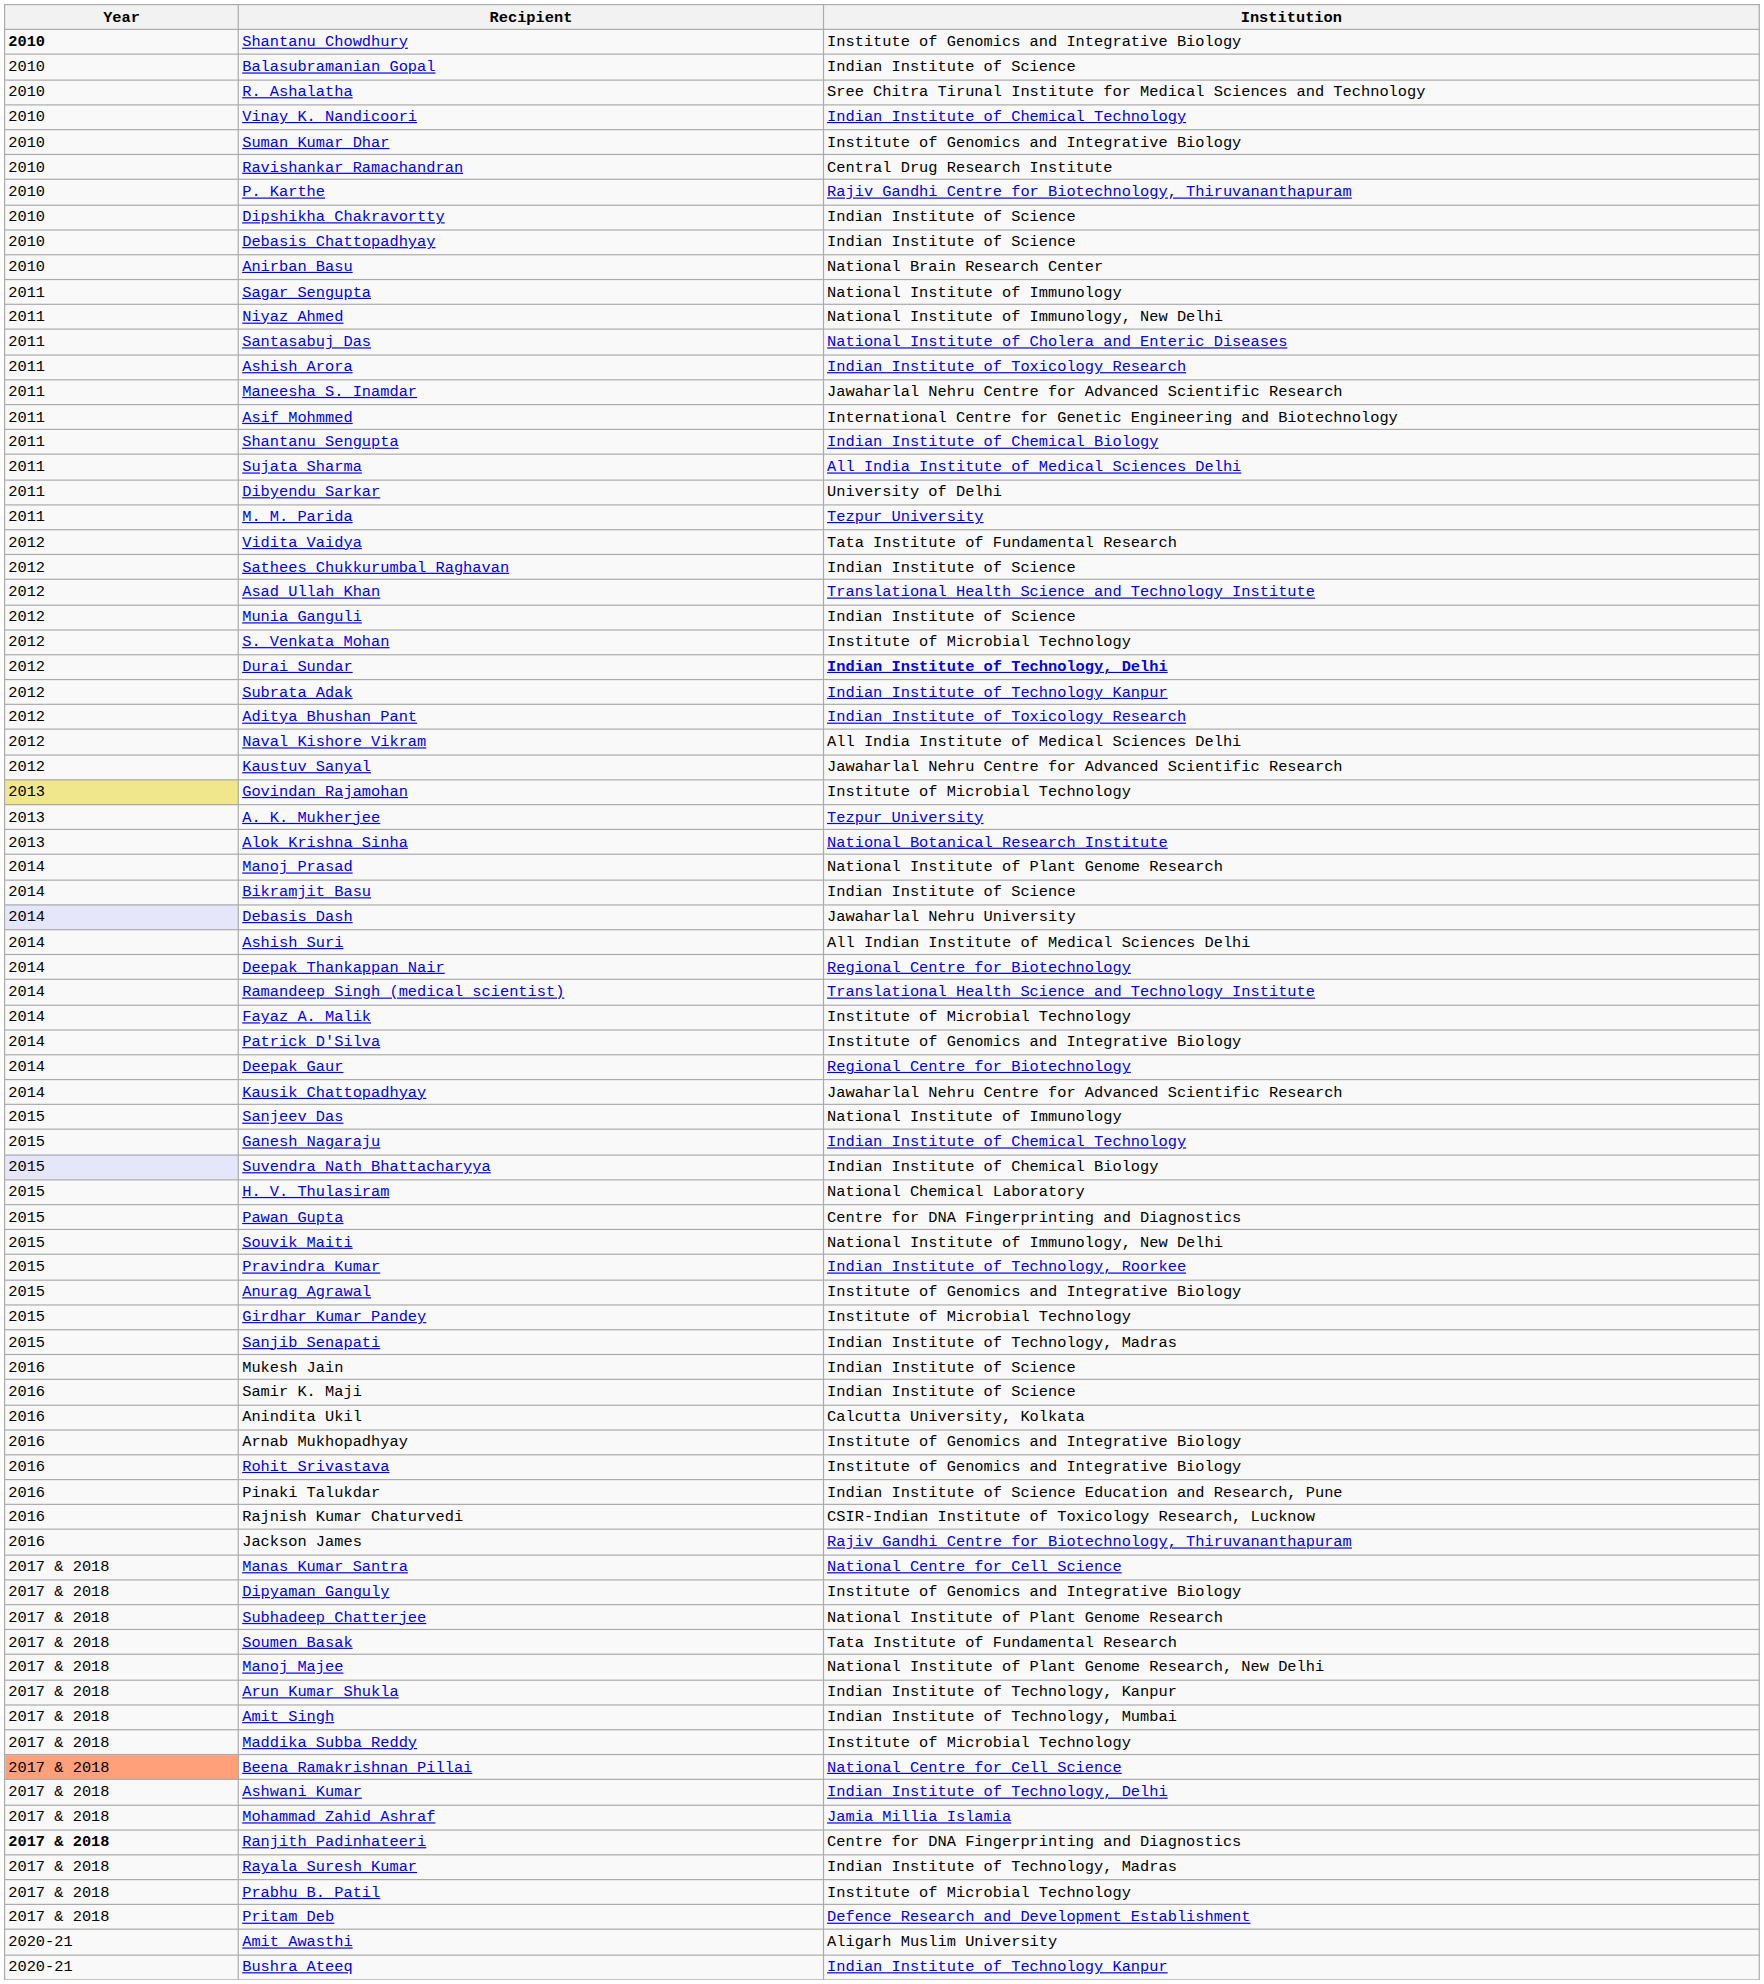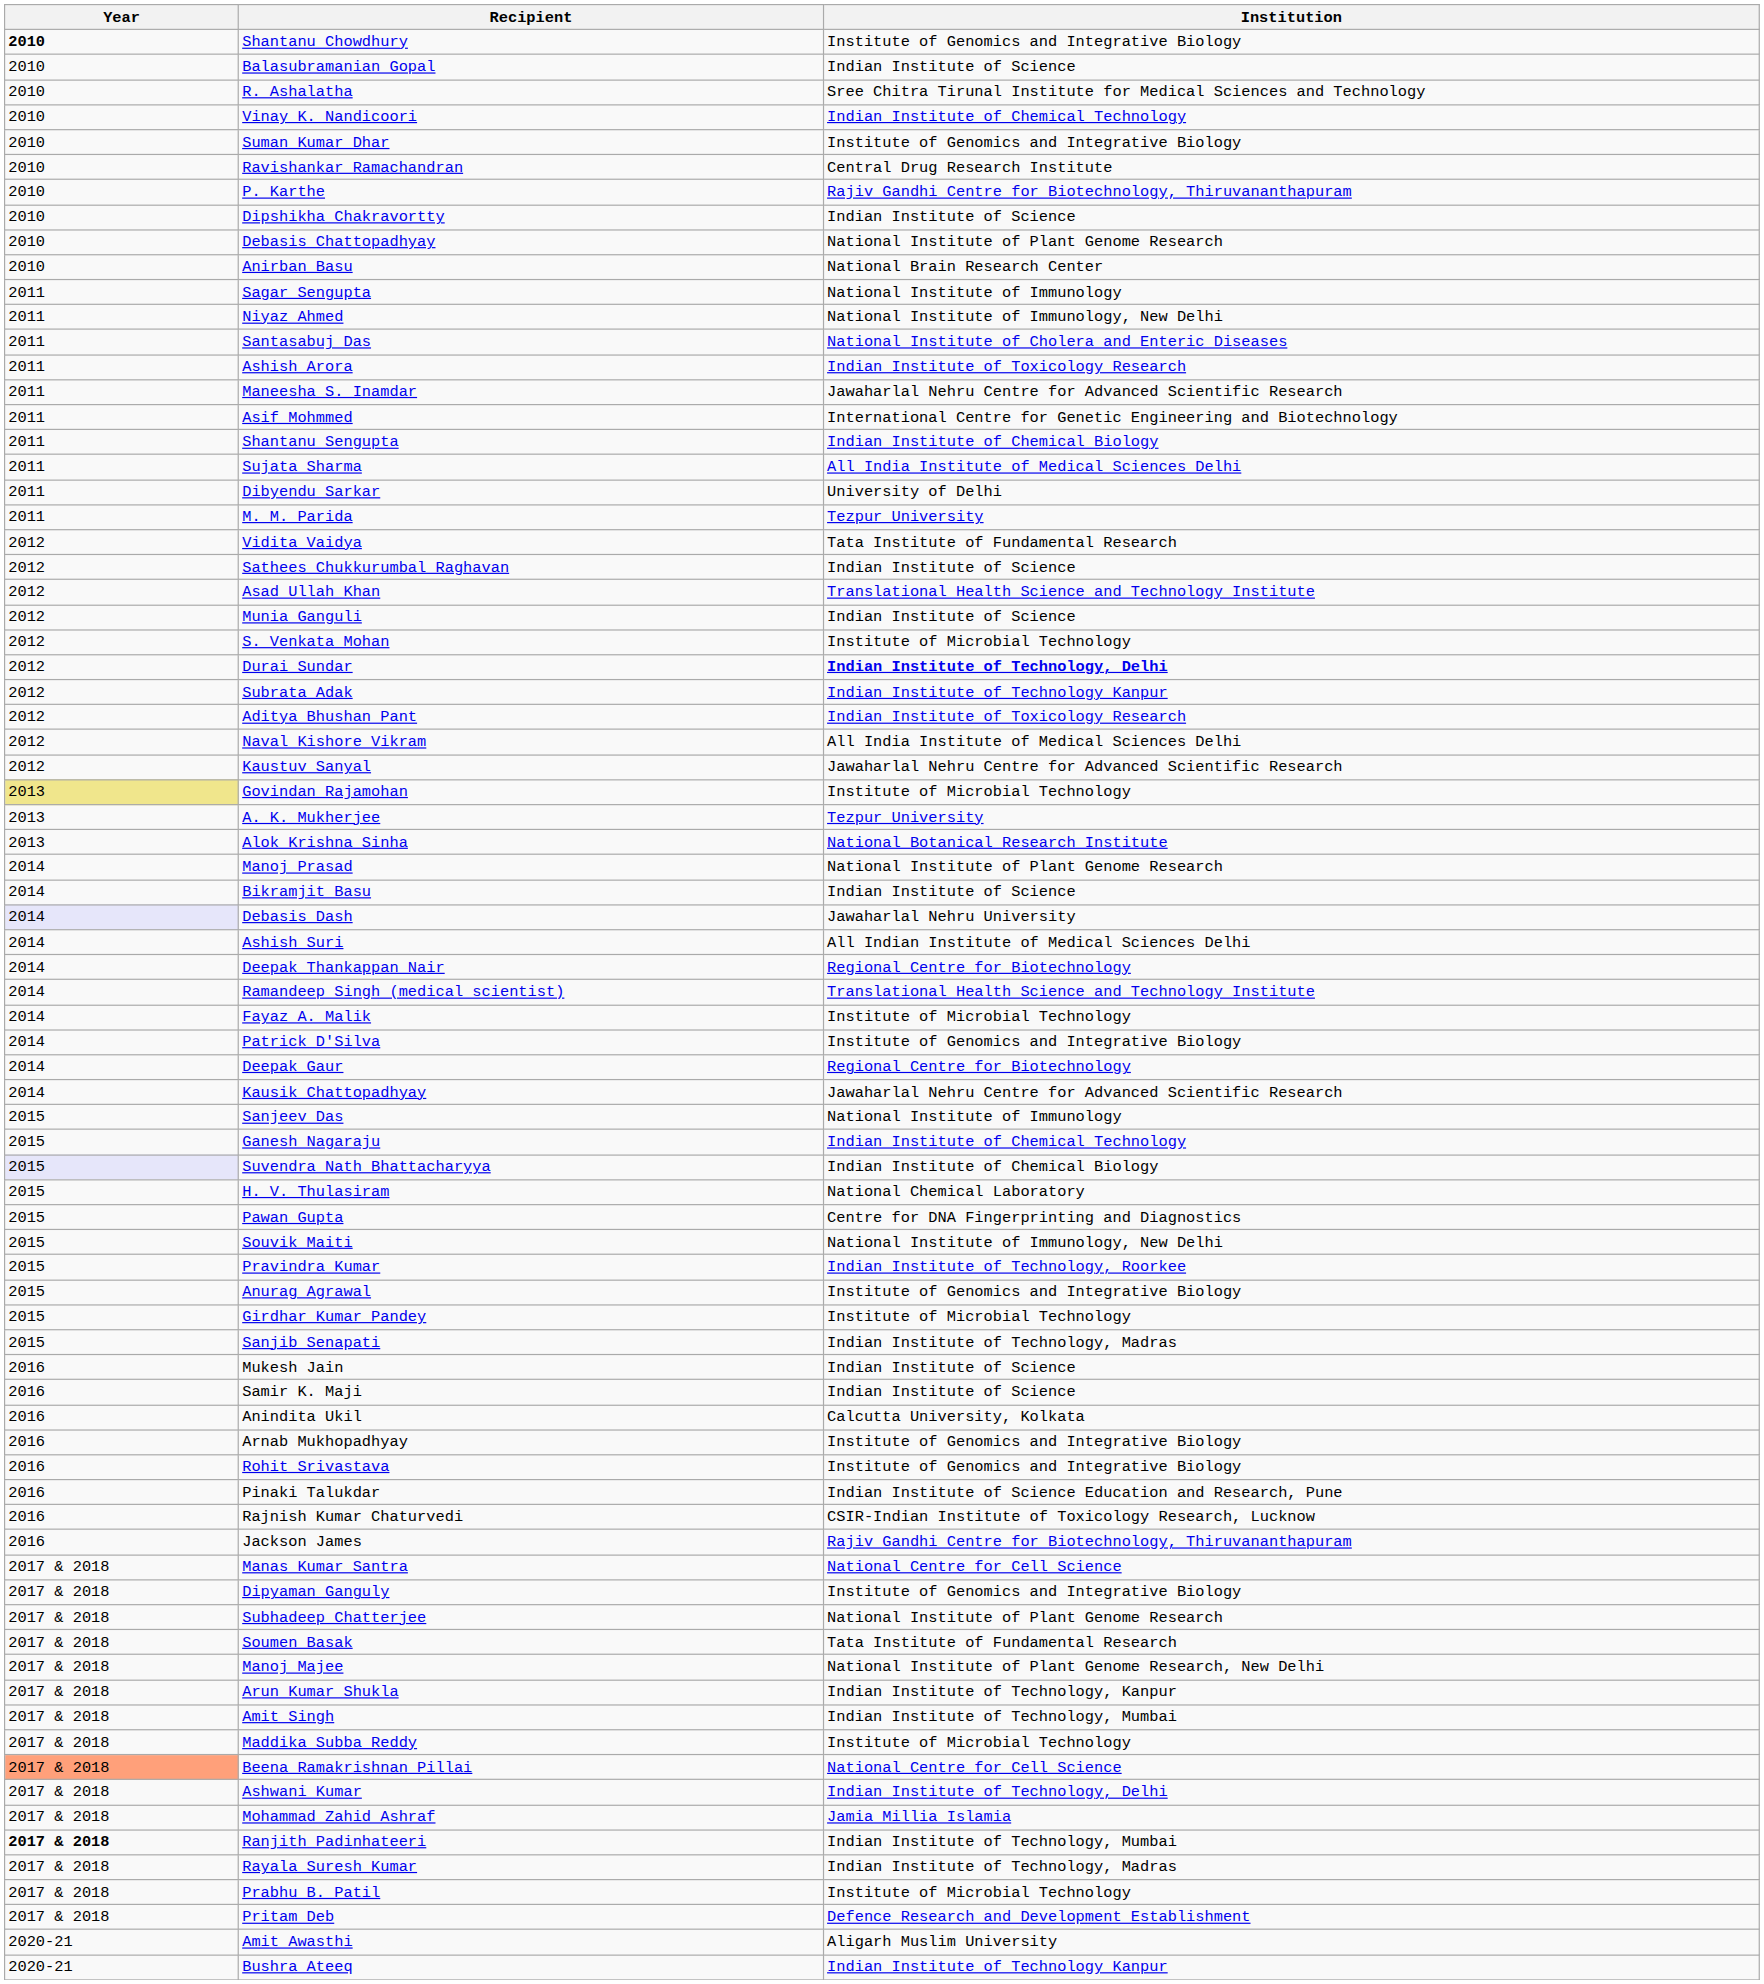(951, 242) Indian Institute of Science -> (1025, 242) National Institute of Plant Genome Research
(1034, 1842) Centre for DNA Fingerprinting and Diagnostics -> (1002, 1842) Indian Institute of Technology, Mumbai
